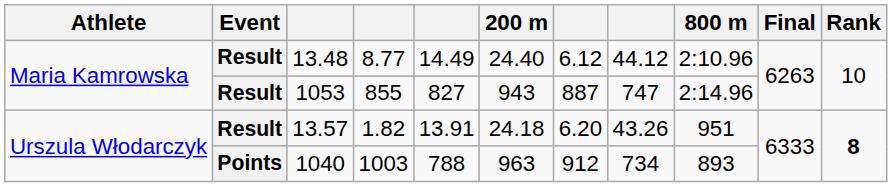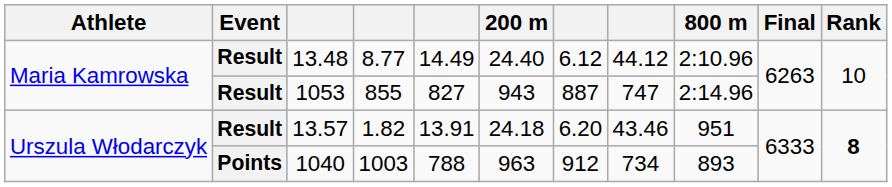(640, 129) 43.26 -> (640, 129) 43.46
